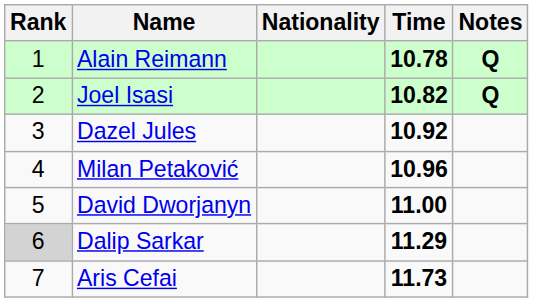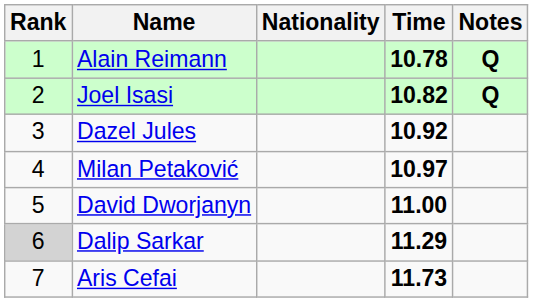(419, 168) 10.96 -> (419, 168) 10.97
